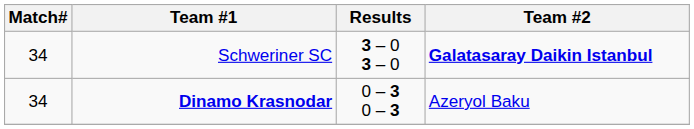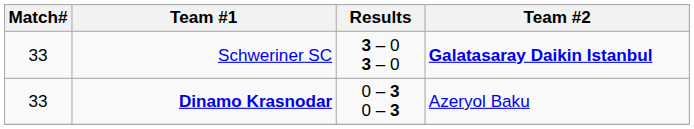(38, 54) 34 -> (38, 54) 33
(38, 101) 34 -> (38, 101) 33
